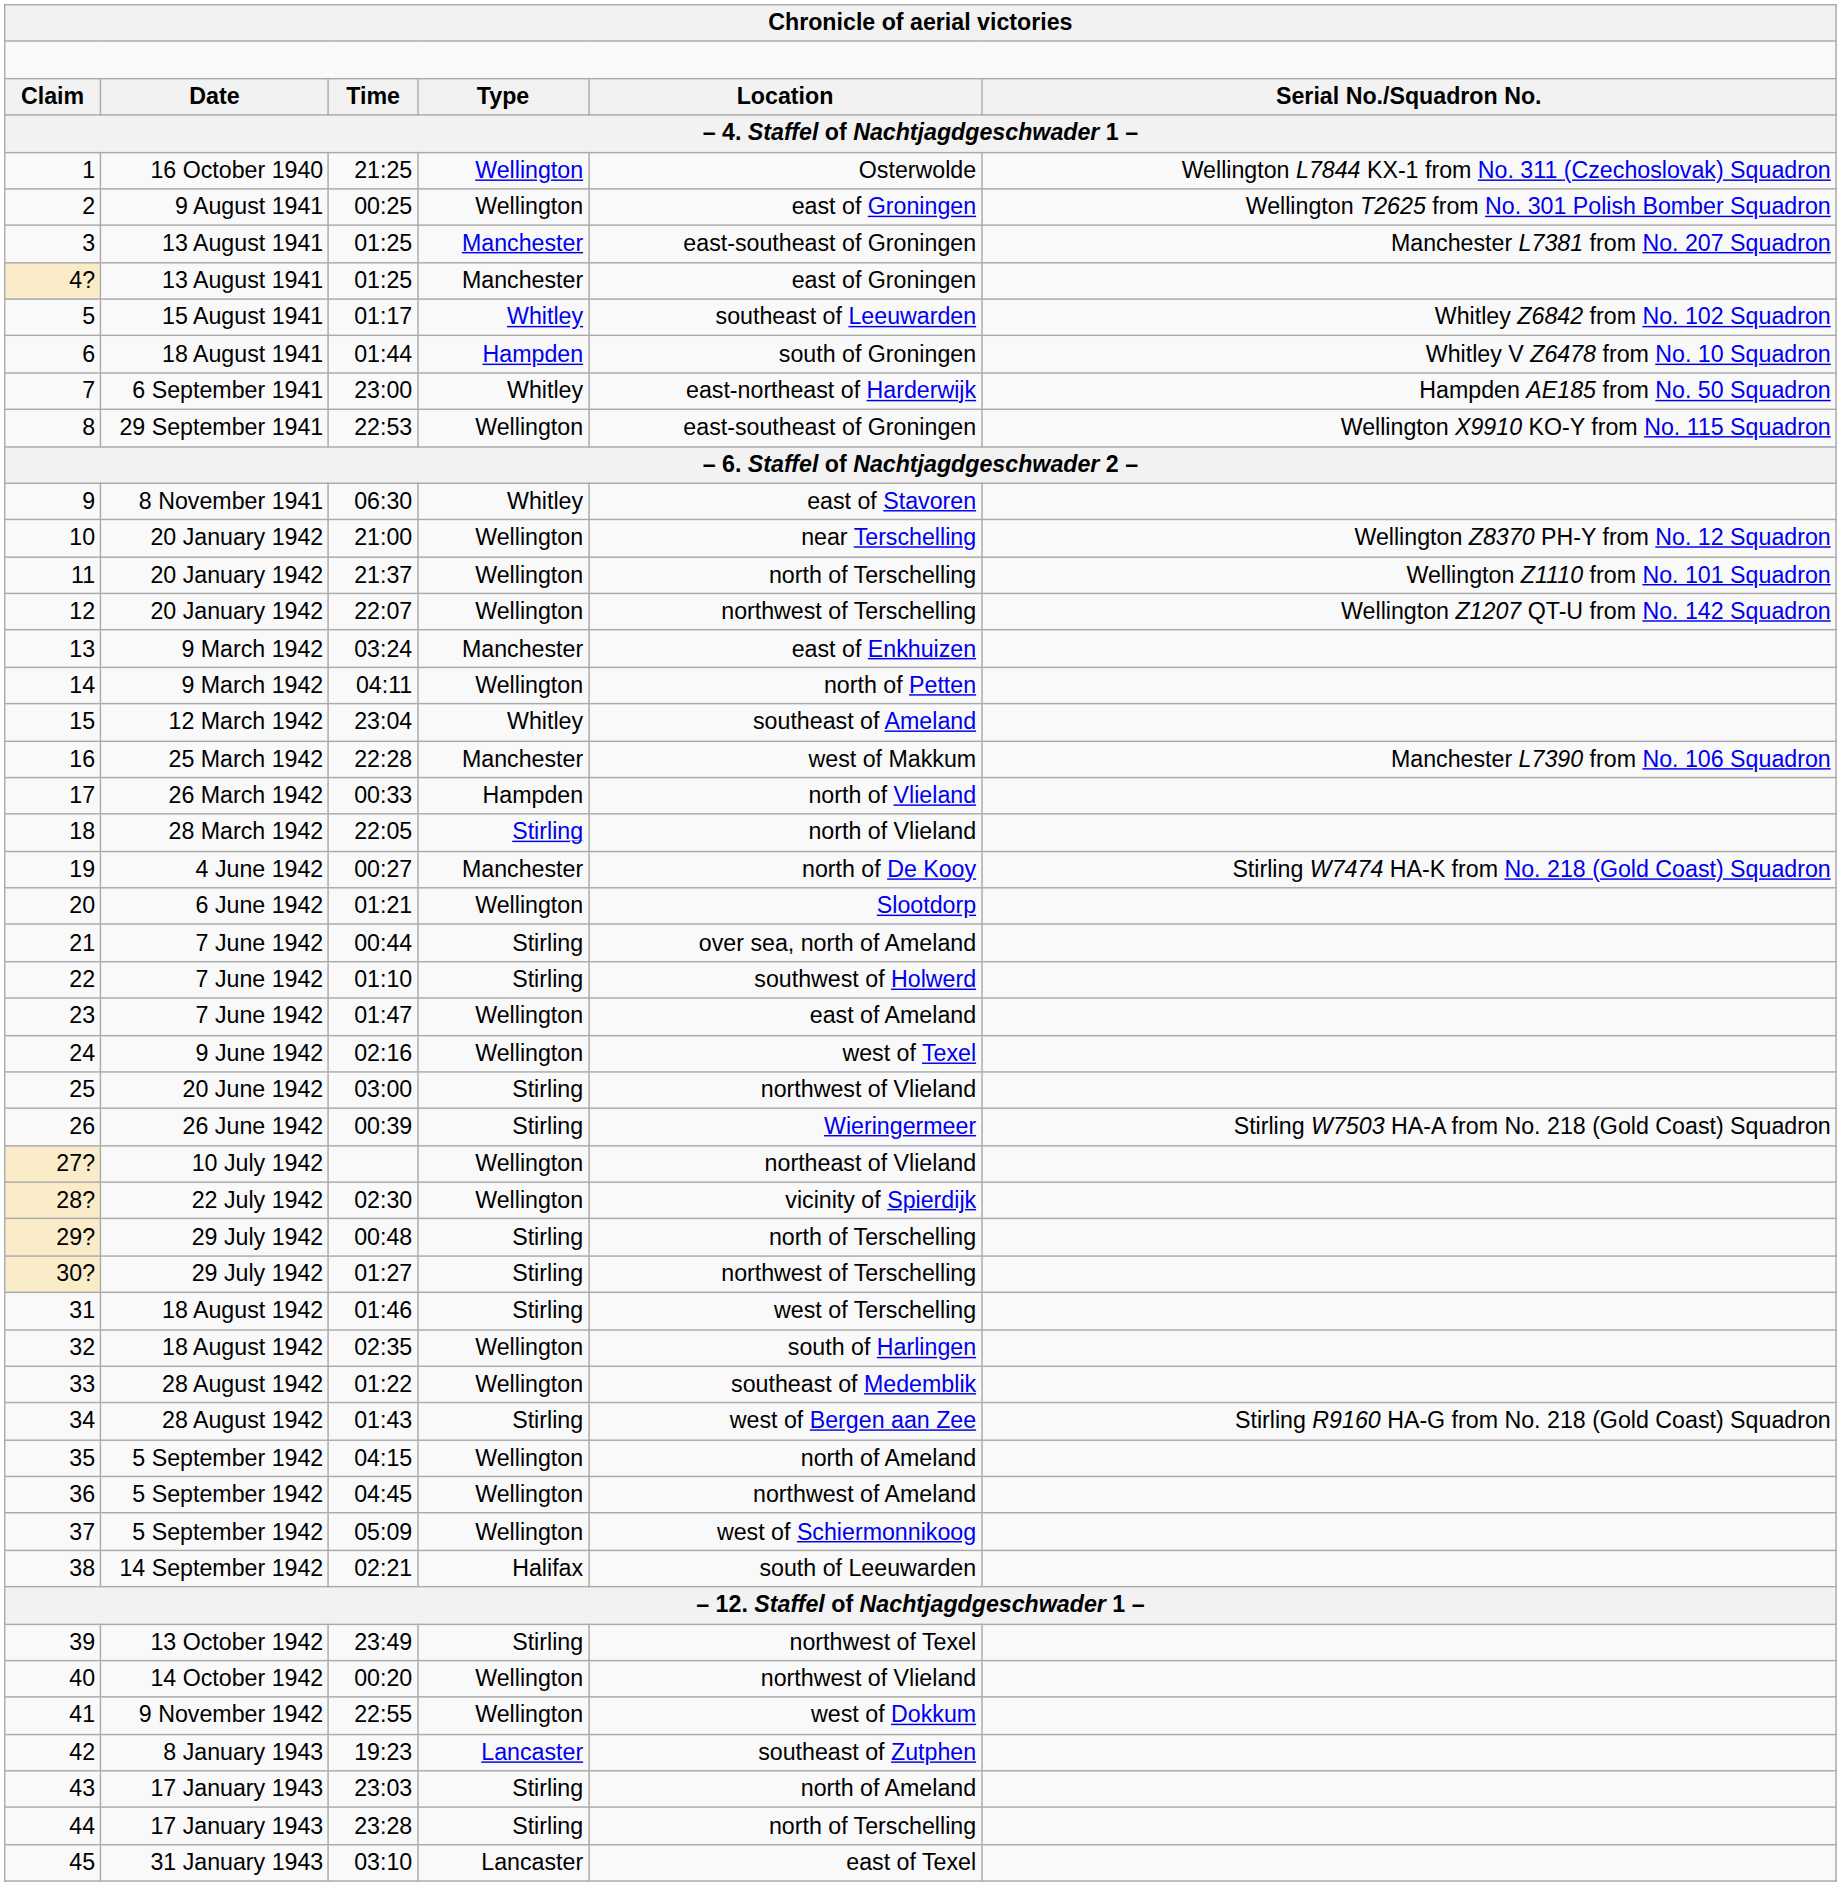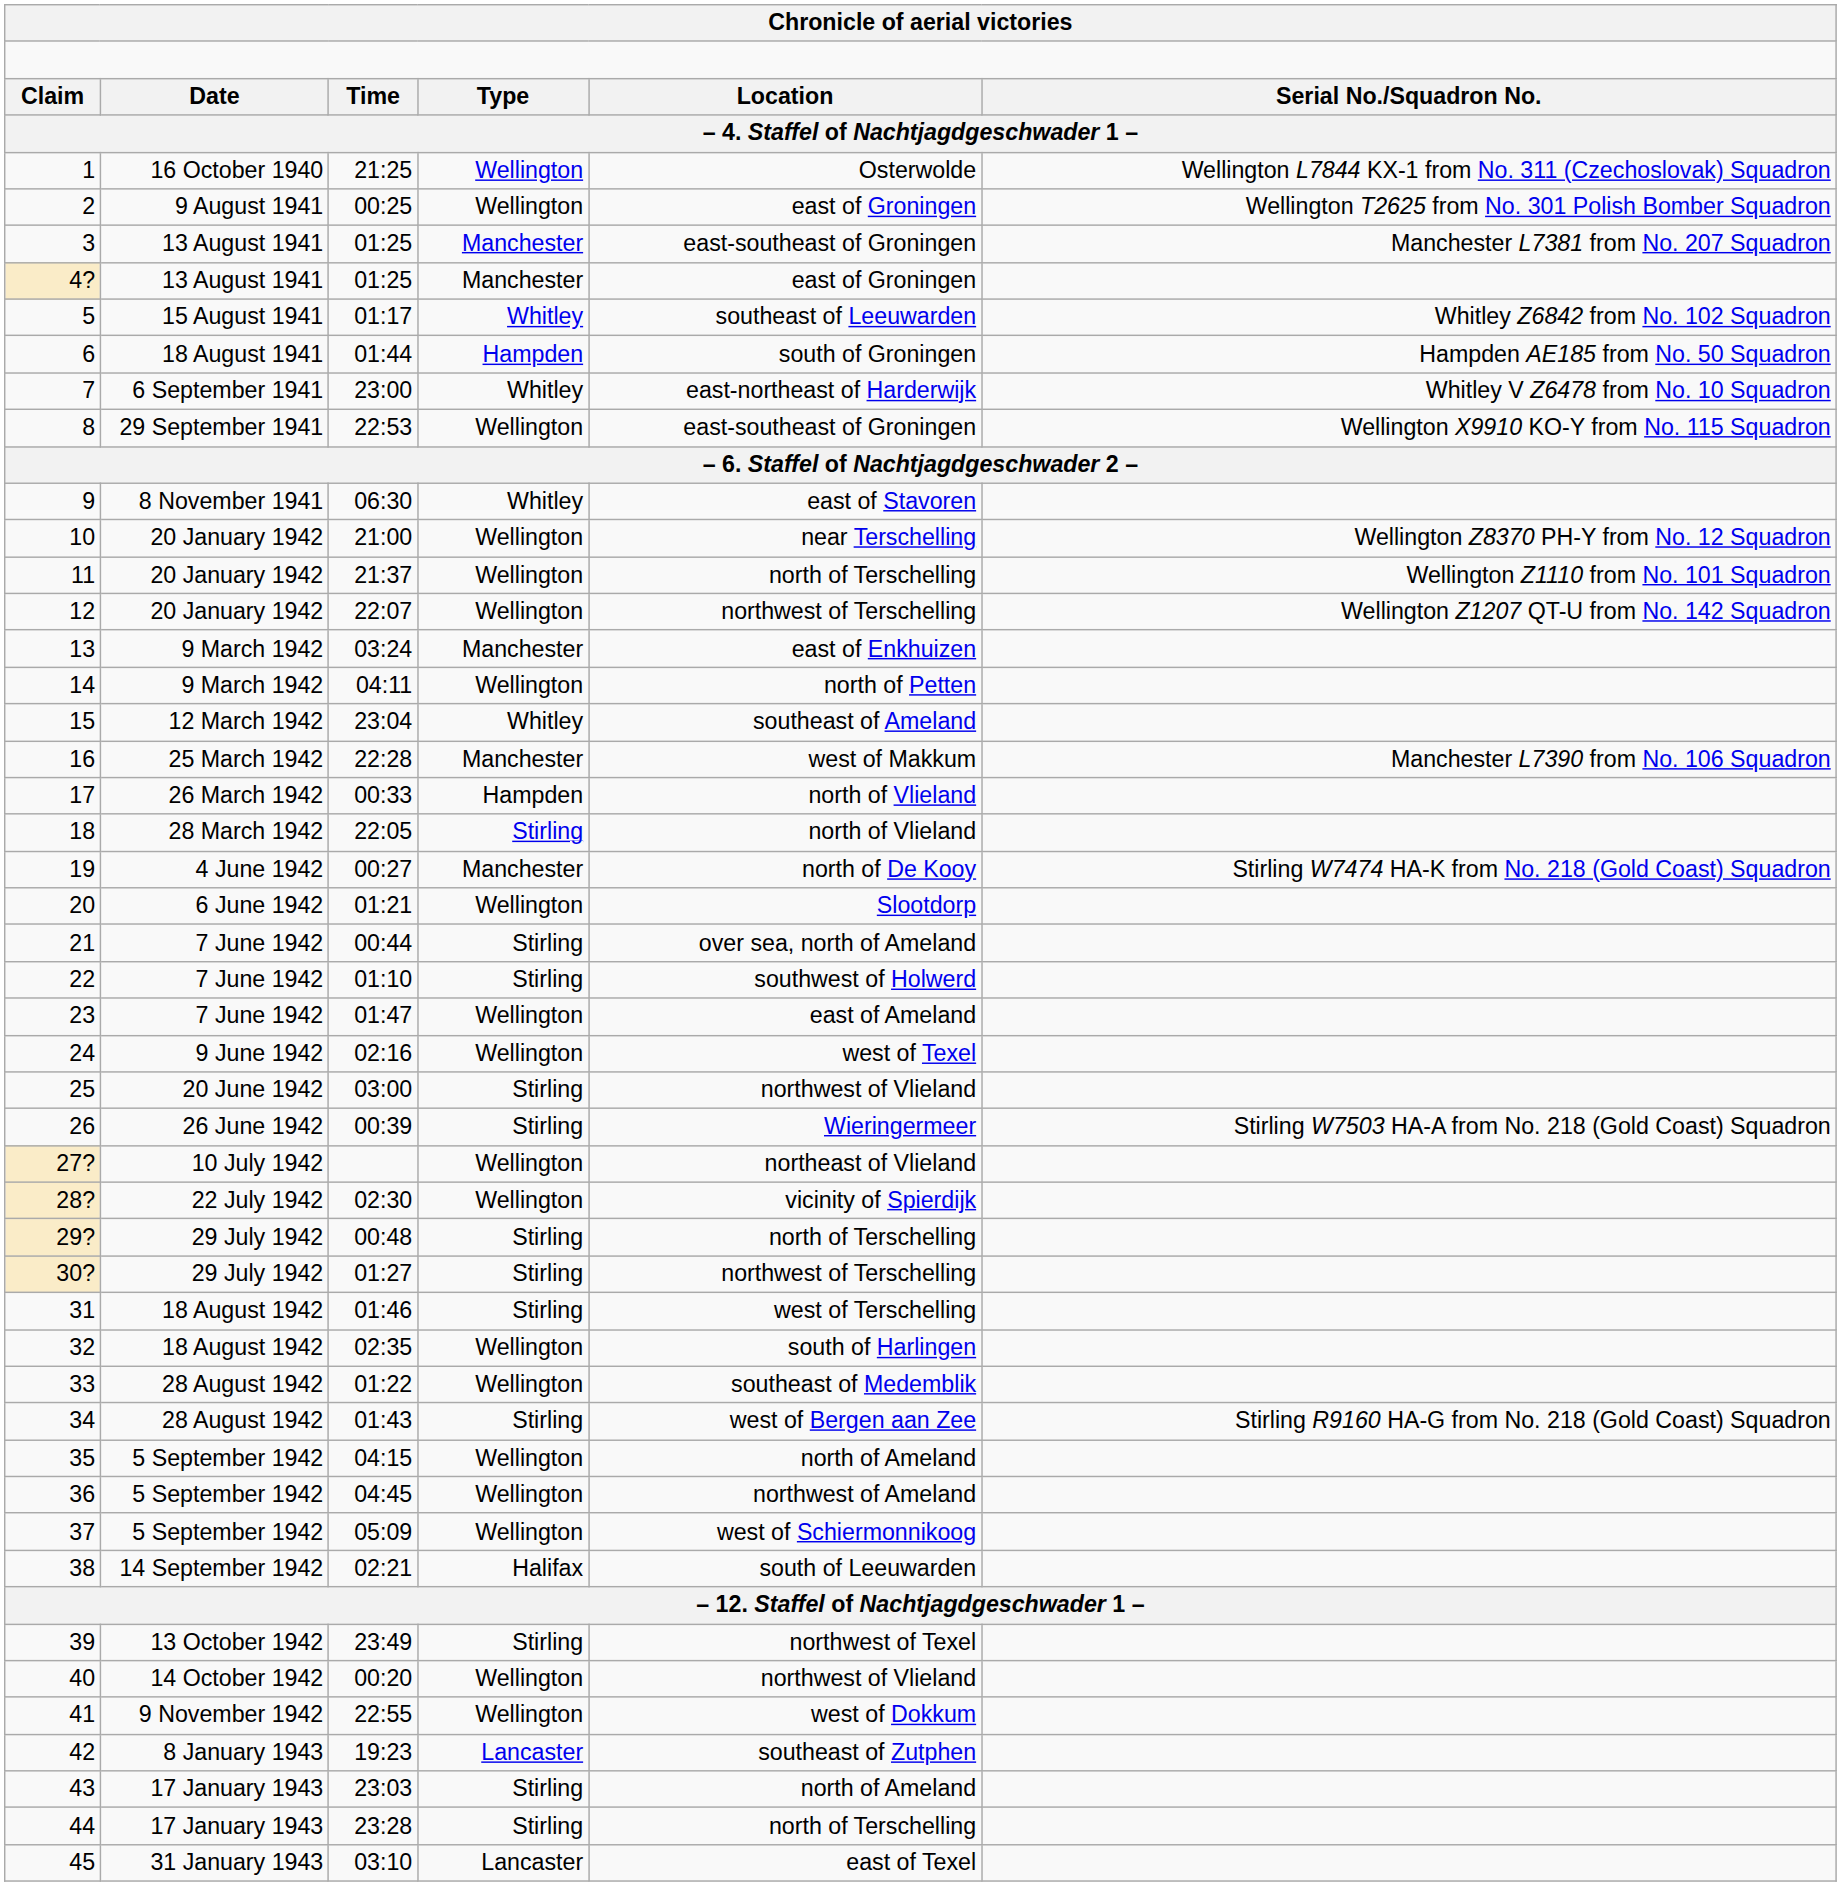(1628, 354) Whitley V Z6478 from No. 10 Squadron -> (1625, 354) Hampden AE185 from No. 50 Squadron
(1625, 390) Hampden AE185 from No. 50 Squadron -> (1628, 390) Whitley V Z6478 from No. 10 Squadron
